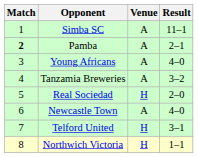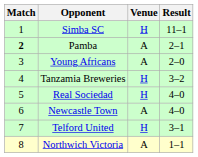(144, 29) A -> (144, 29) H
(177, 62) 4–0 -> (177, 62) 2–0
(144, 78) A -> (144, 78) H
(177, 95) 2–0 -> (177, 95) 4–0
(144, 144) H -> (144, 144) A
